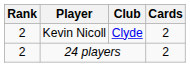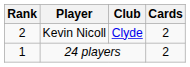(22, 52) 2 -> (22, 52) 1
